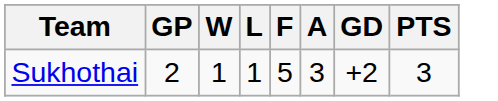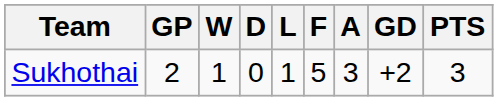+ column: (256, 27)
